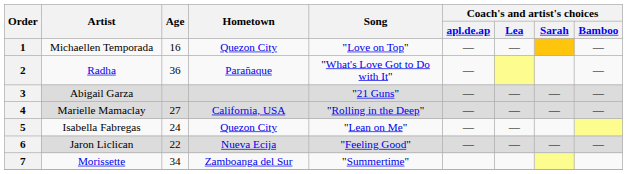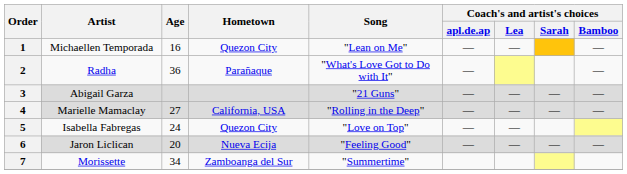(376, 47) "Love on Top" -> (376, 47) "Lean on Me"
(376, 127) "Lean on Me" -> (376, 127) "Love on Top"
(175, 144) 22 -> (175, 144) 20
